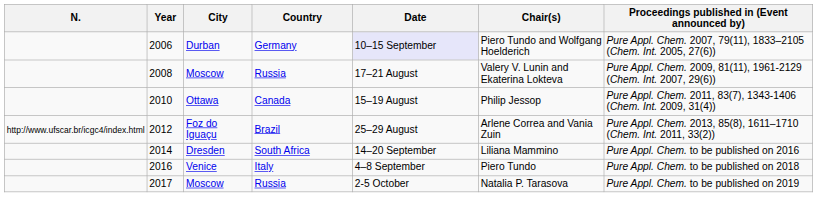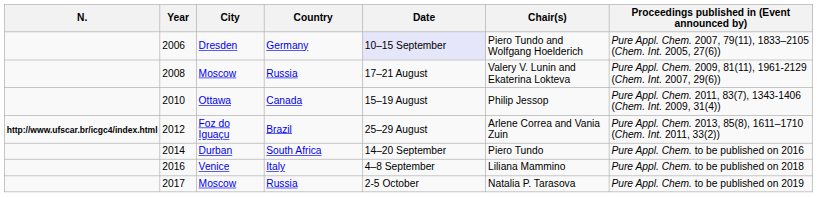(203, 46) Durban -> (218, 46) Dresden
(76, 130) normal -> (82, 129) bold
(205, 151) Dresden -> (215, 151) Durban
(519, 151) Liliana Mammino -> (516, 151) Piero Tundo
(508, 168) Piero Tundo -> (527, 168) Liliana Mammino
